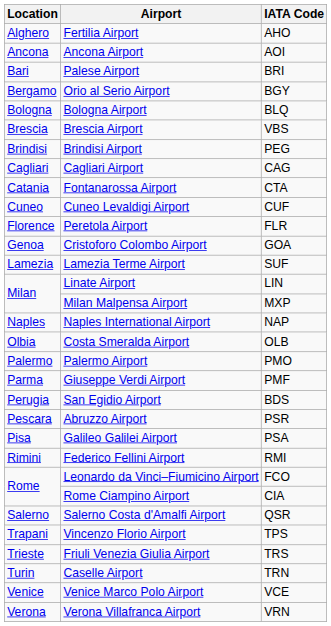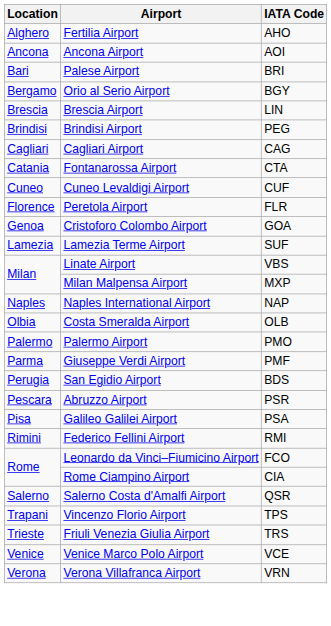- row: (105, 110)
(276, 129) VBS -> (274, 110) LIN
(274, 284) LIN -> (276, 264) VBS
- row: (103, 573)
